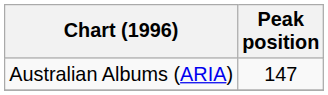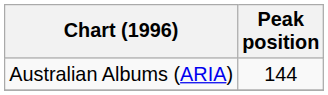(281, 74) 147 -> (281, 74) 144
